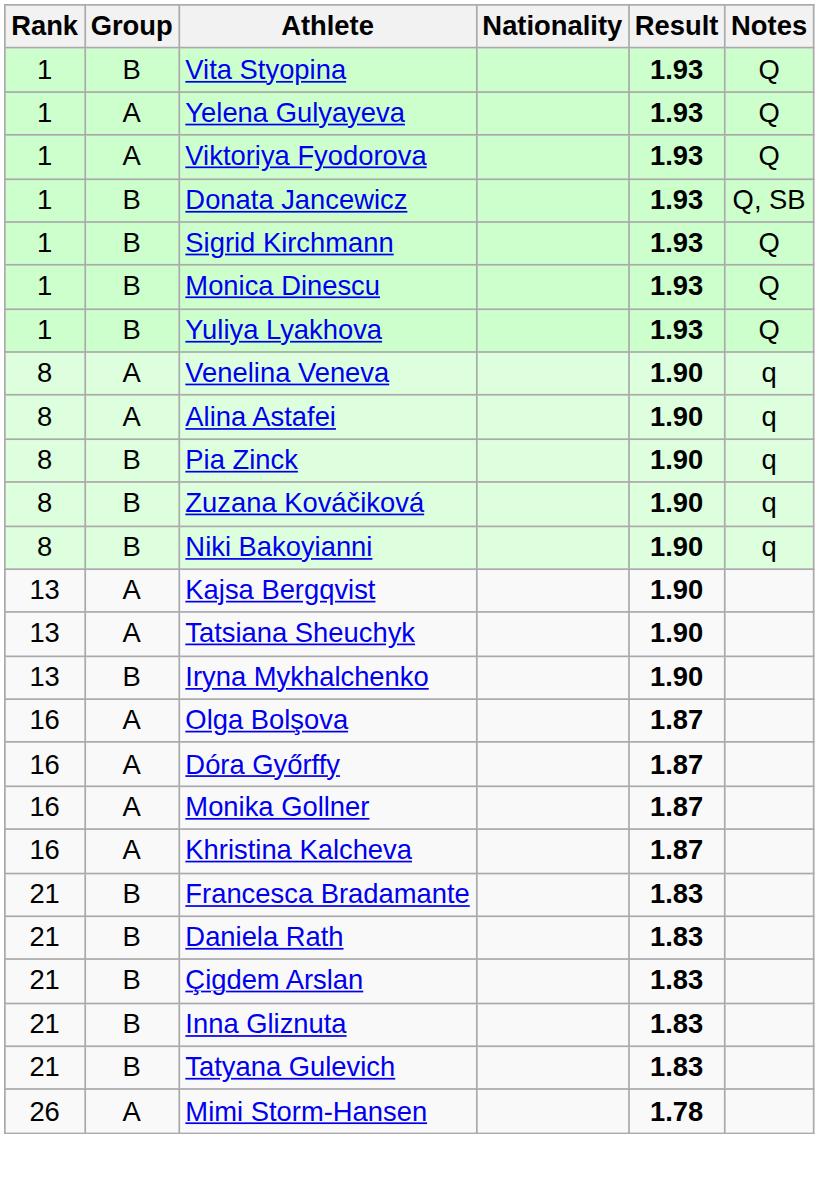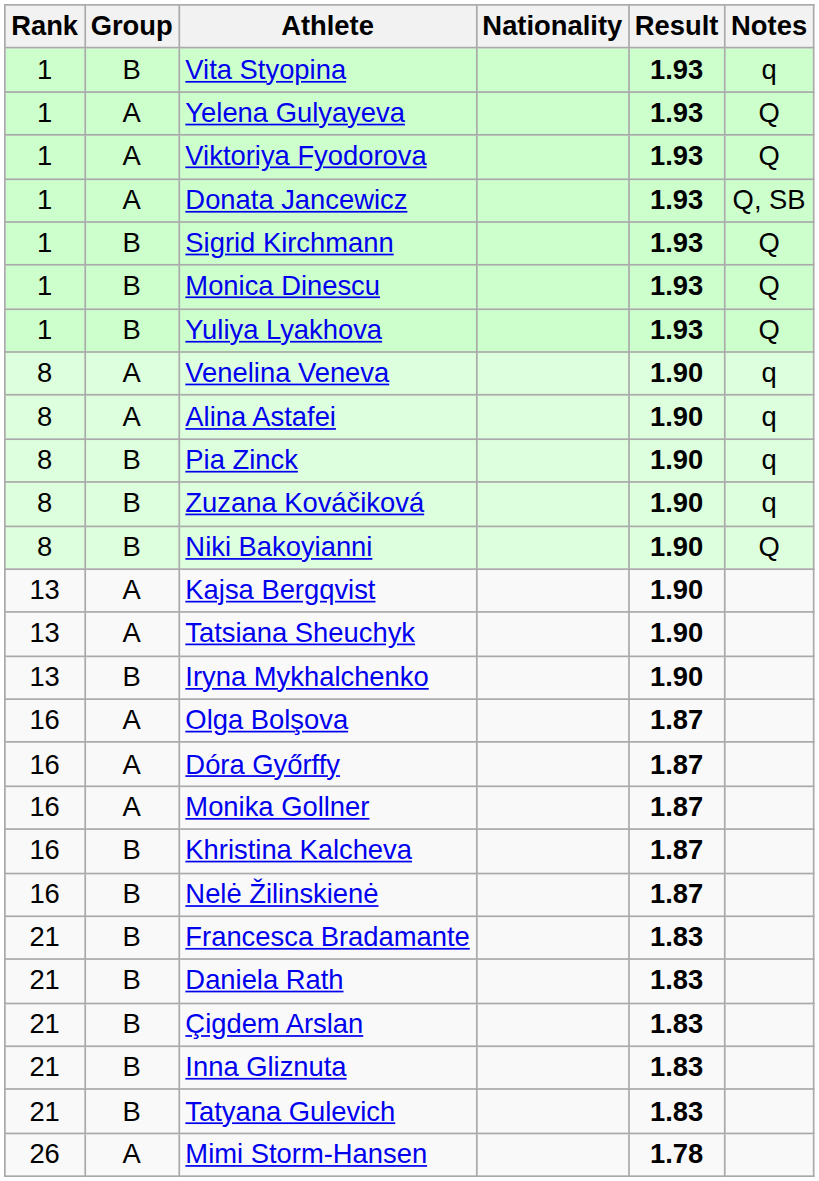(769, 69) Q -> (769, 69) q
(132, 199) B -> (132, 199) A
(769, 546) q -> (769, 546) Q
(132, 850) A -> (132, 850) B
+ row: (282, 894)
